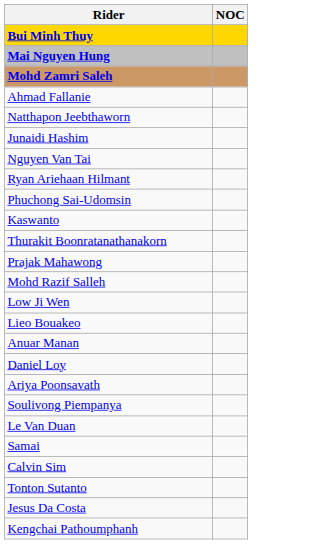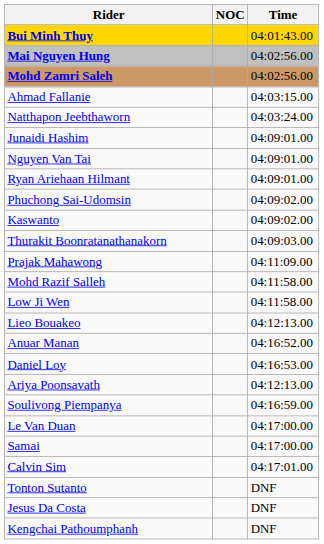+ column: (283, 14)
